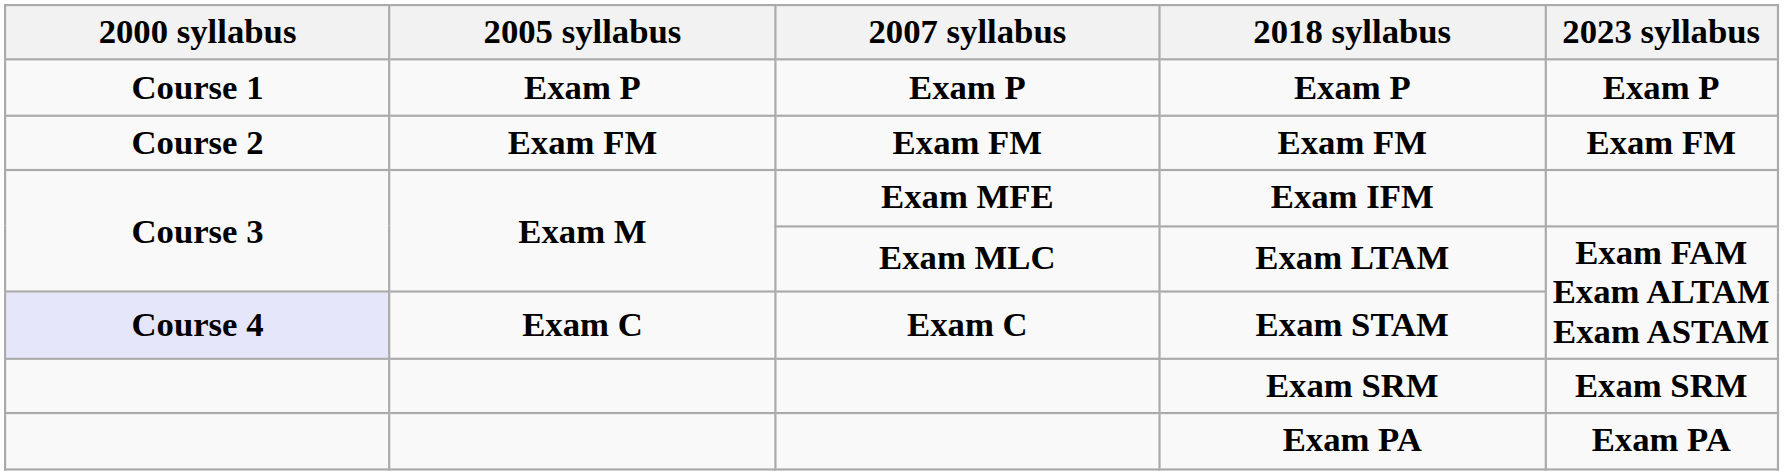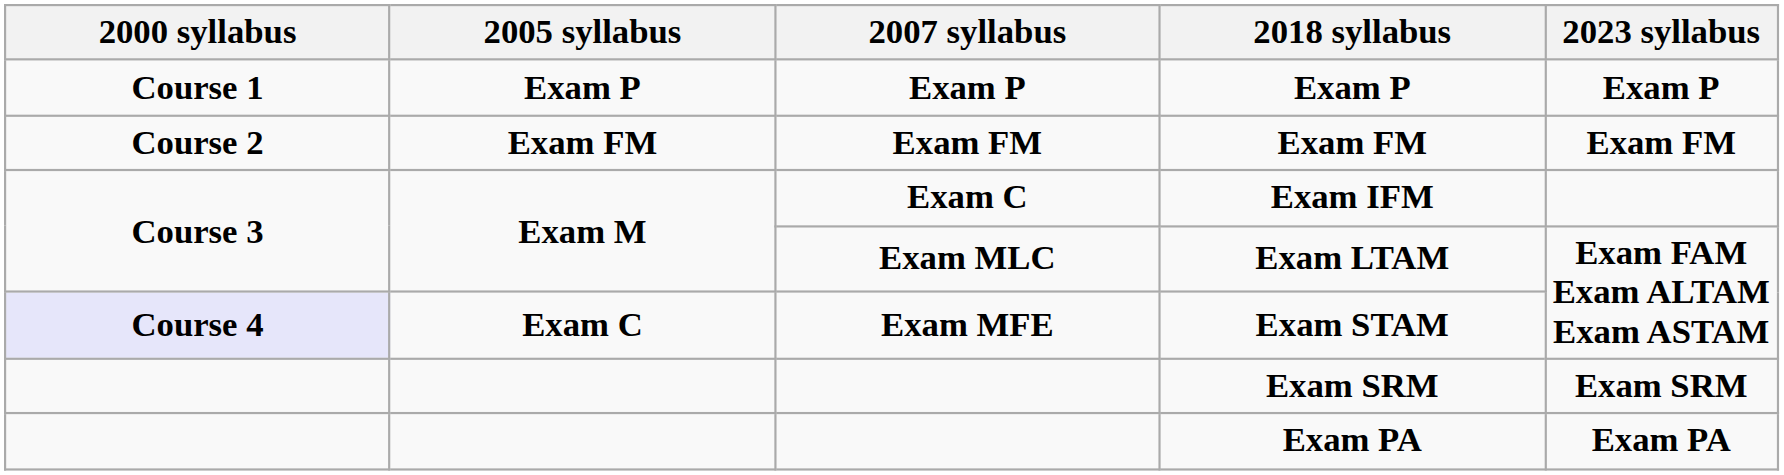(967, 197) Exam MFE -> (967, 197) Exam C
(967, 324) Exam C -> (967, 324) Exam MFE
